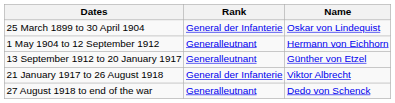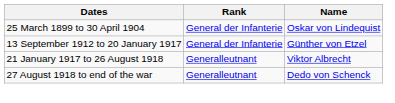- row: (83, 43)
(221, 59) Generalleutnant -> (234, 43) General der Infanterie
(234, 75) General der Infanterie -> (221, 59) Generalleutnant
